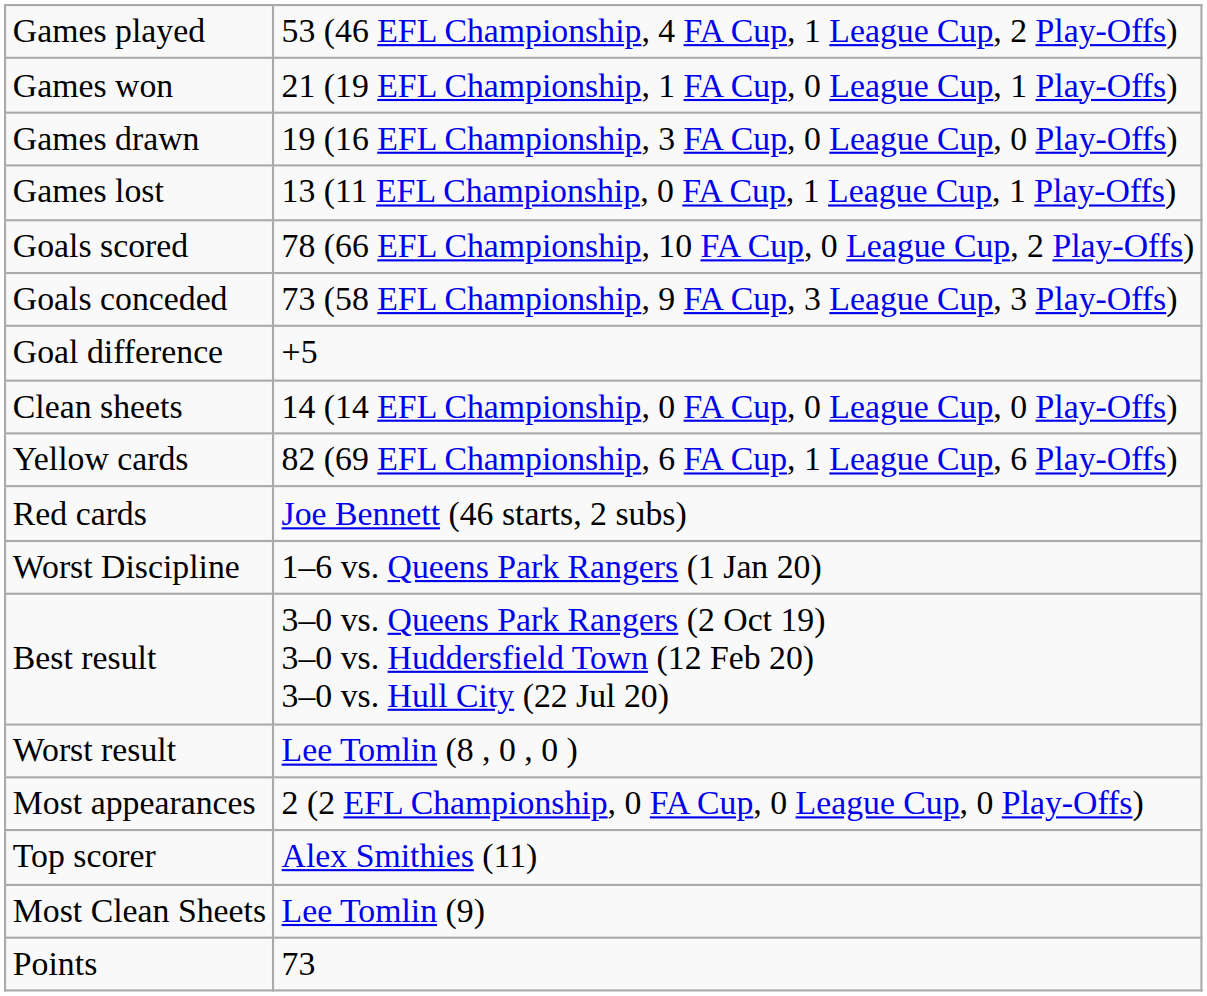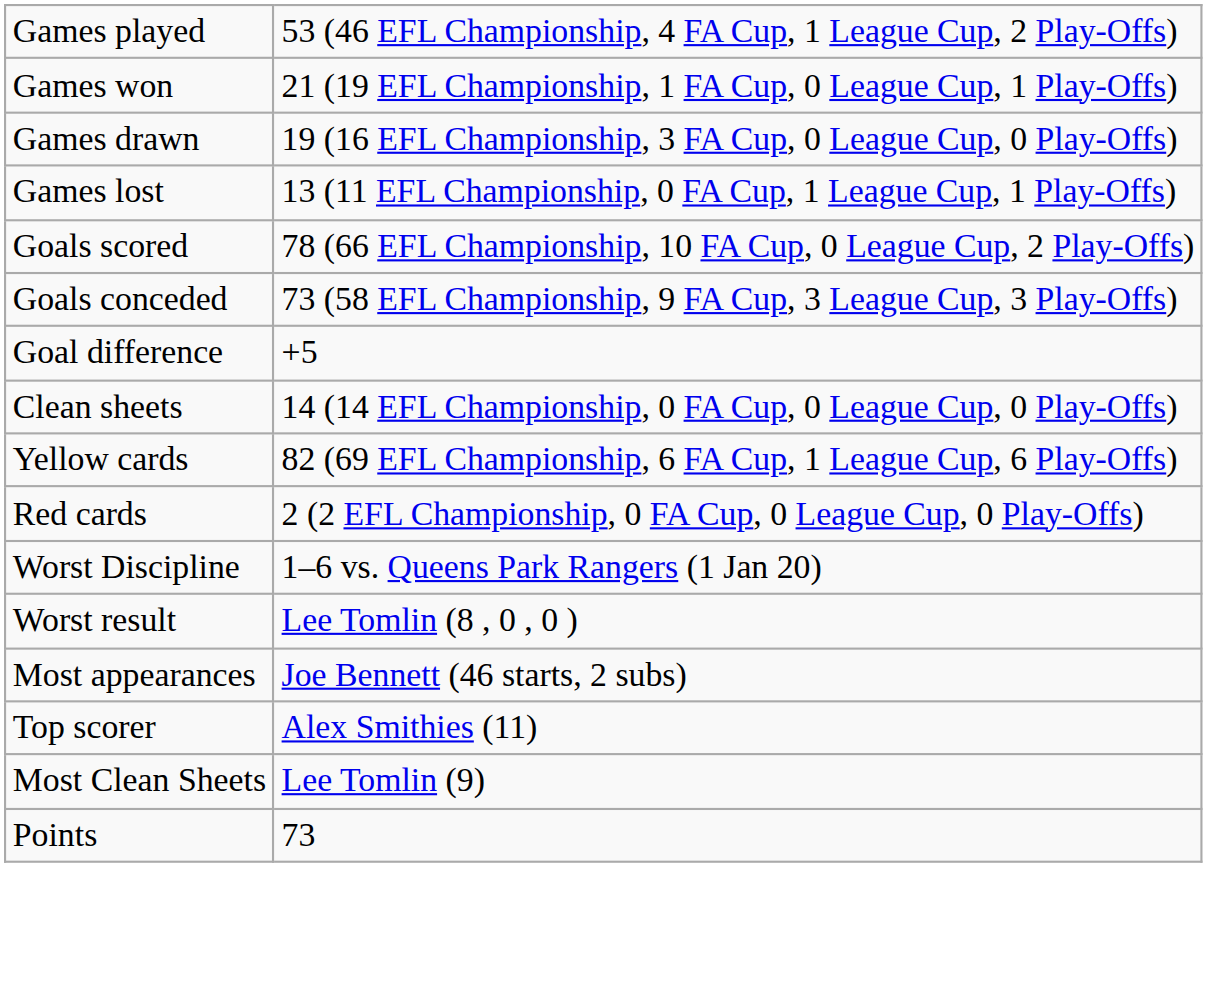(484, 513) Joe Bennett (46 starts, 2 subs) -> (713, 513) 2 (2 EFL Championship, 0 FA Cup, 0 League Cup, 0 Play-Offs)
- row: (85, 658)
(713, 803) 2 (2 EFL Championship, 0 FA Cup, 0 League Cup, 0 Play-Offs) -> (484, 673) Joe Bennett (46 starts, 2 subs)
